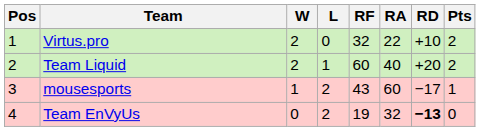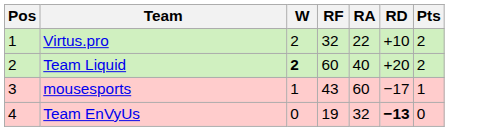- column: (333, 16)
(295, 65) normal -> (295, 65) bold
